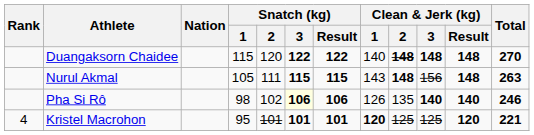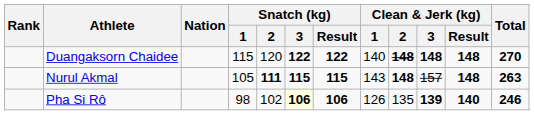(271, 78) normal -> (271, 78) bold
(431, 78) 156 -> (431, 78) 157
(431, 99) 140 -> (431, 99) 139
- row: (96, 120)
